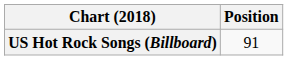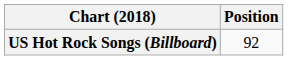(251, 42) 91 -> (251, 42) 92
